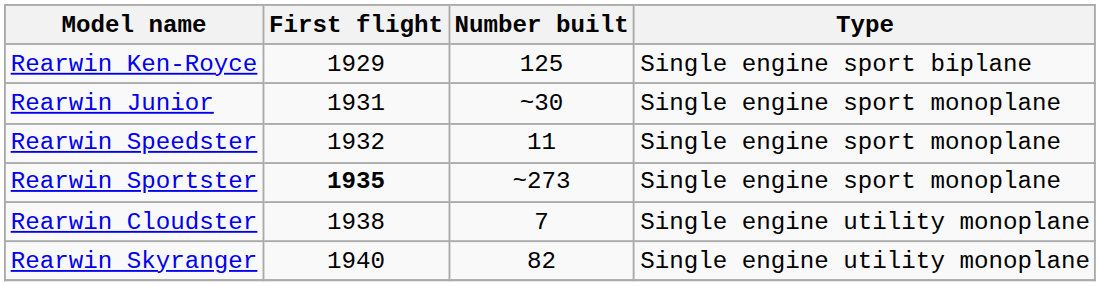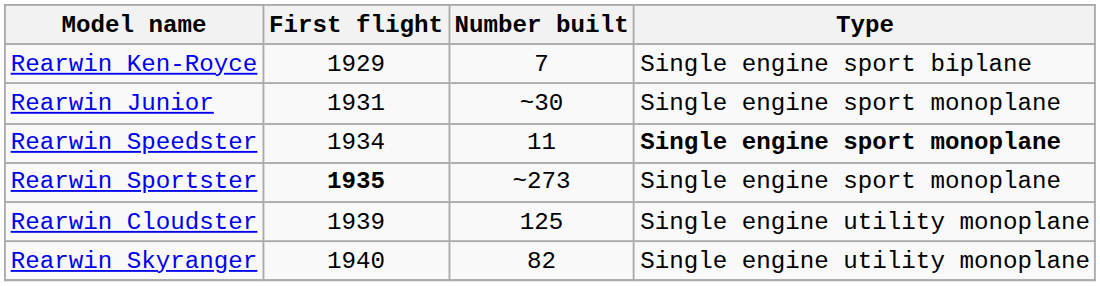(542, 64) 125 -> (542, 64) 7
(356, 143) 1932 -> (356, 143) 1934
(851, 143) normal -> (851, 143) bold
(356, 222) 1938 -> (356, 222) 1939
(542, 222) 7 -> (542, 222) 125
